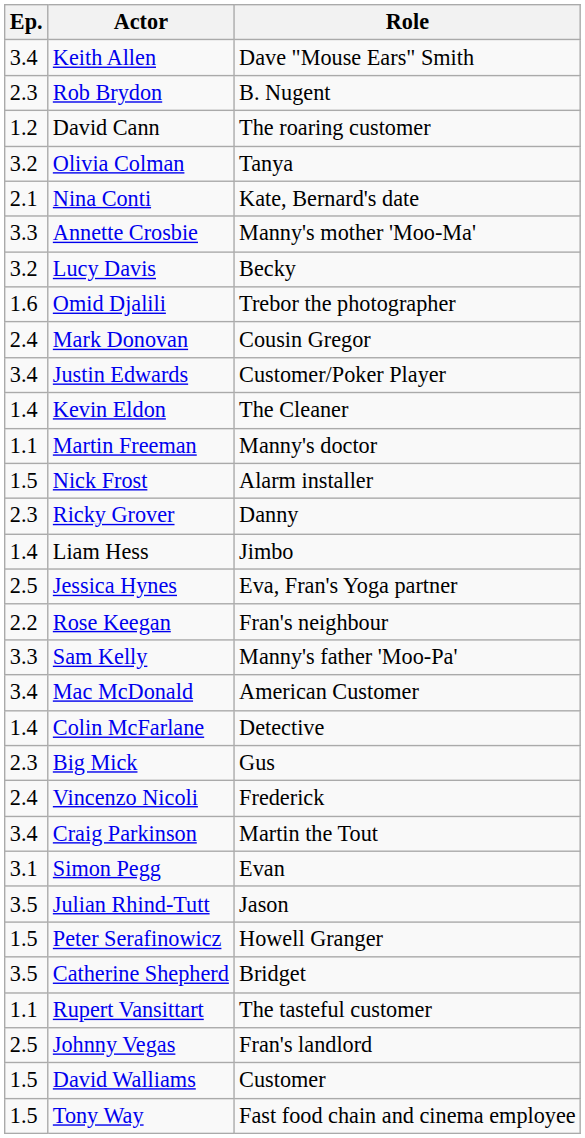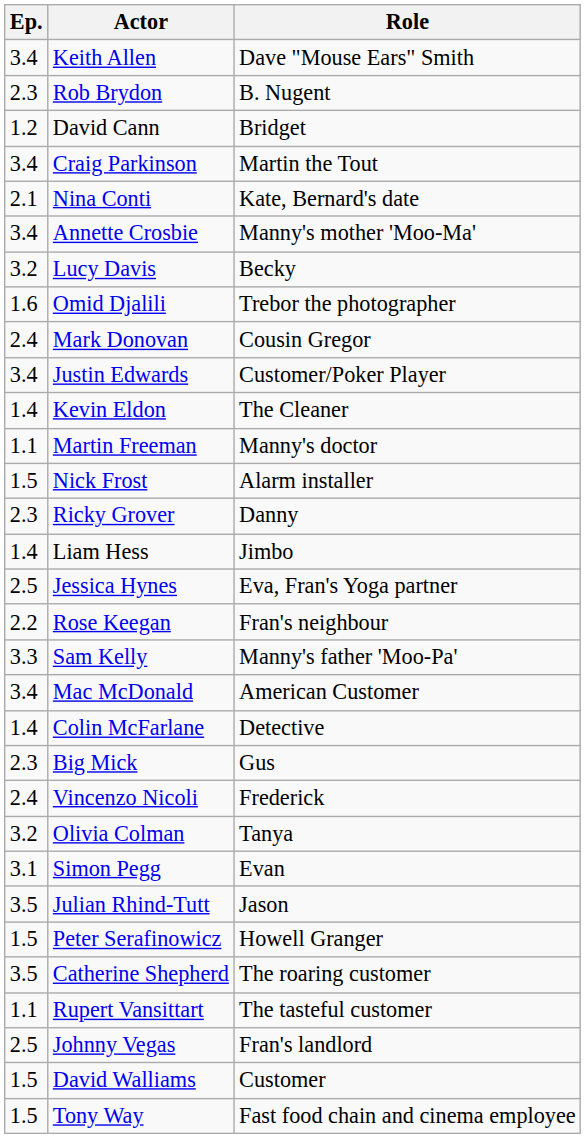(335, 127) The roaring customer -> (272, 127) Bridget
rows swapped: (119, 163) <-> (125, 833)
(24, 233) 3.3 -> (24, 233) 3.4
(272, 974) Bridget -> (335, 974) The roaring customer
